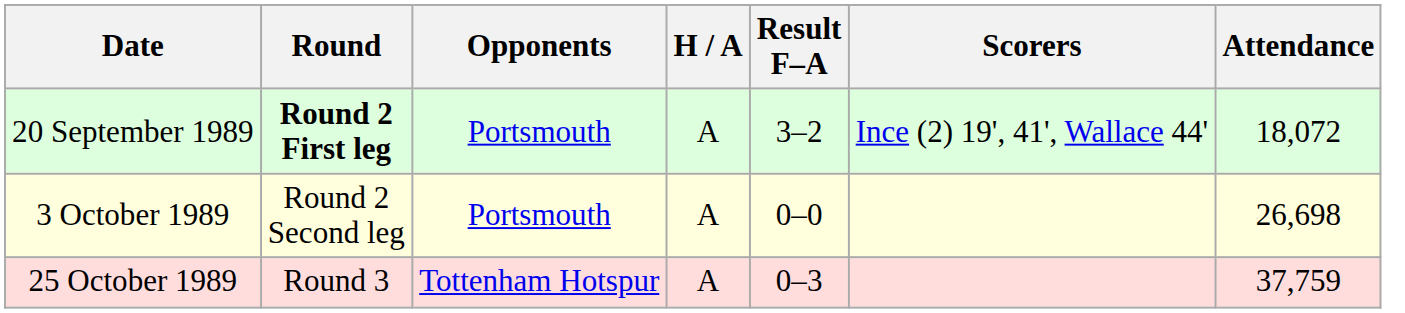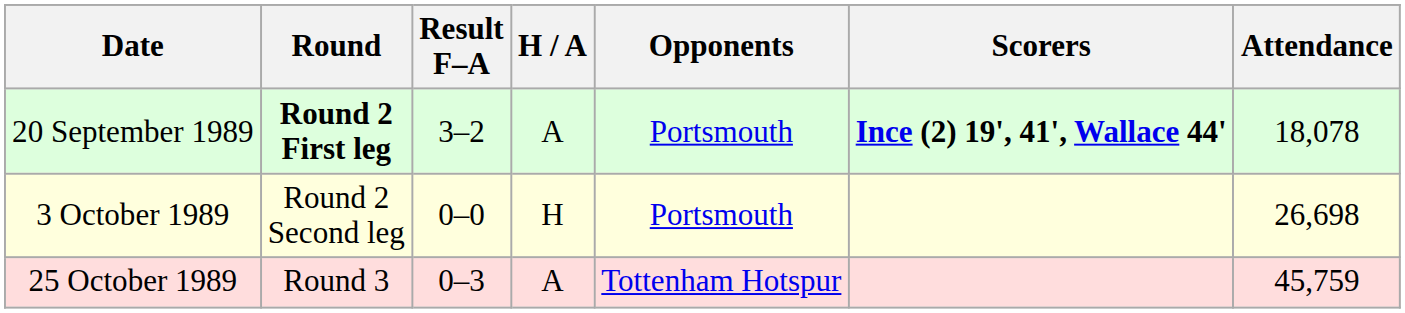columns swapped: (539, 46) <-> (799, 46)
(1032, 130) normal -> (1041, 130) bold
(1298, 130) 18,072 -> (1317, 130) 18,078
(708, 214) A -> (553, 214) H
(1298, 281) 37,759 -> (1317, 281) 45,759
